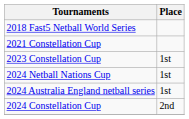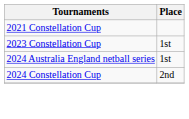- row: (71, 28)
- row: (59, 75)
